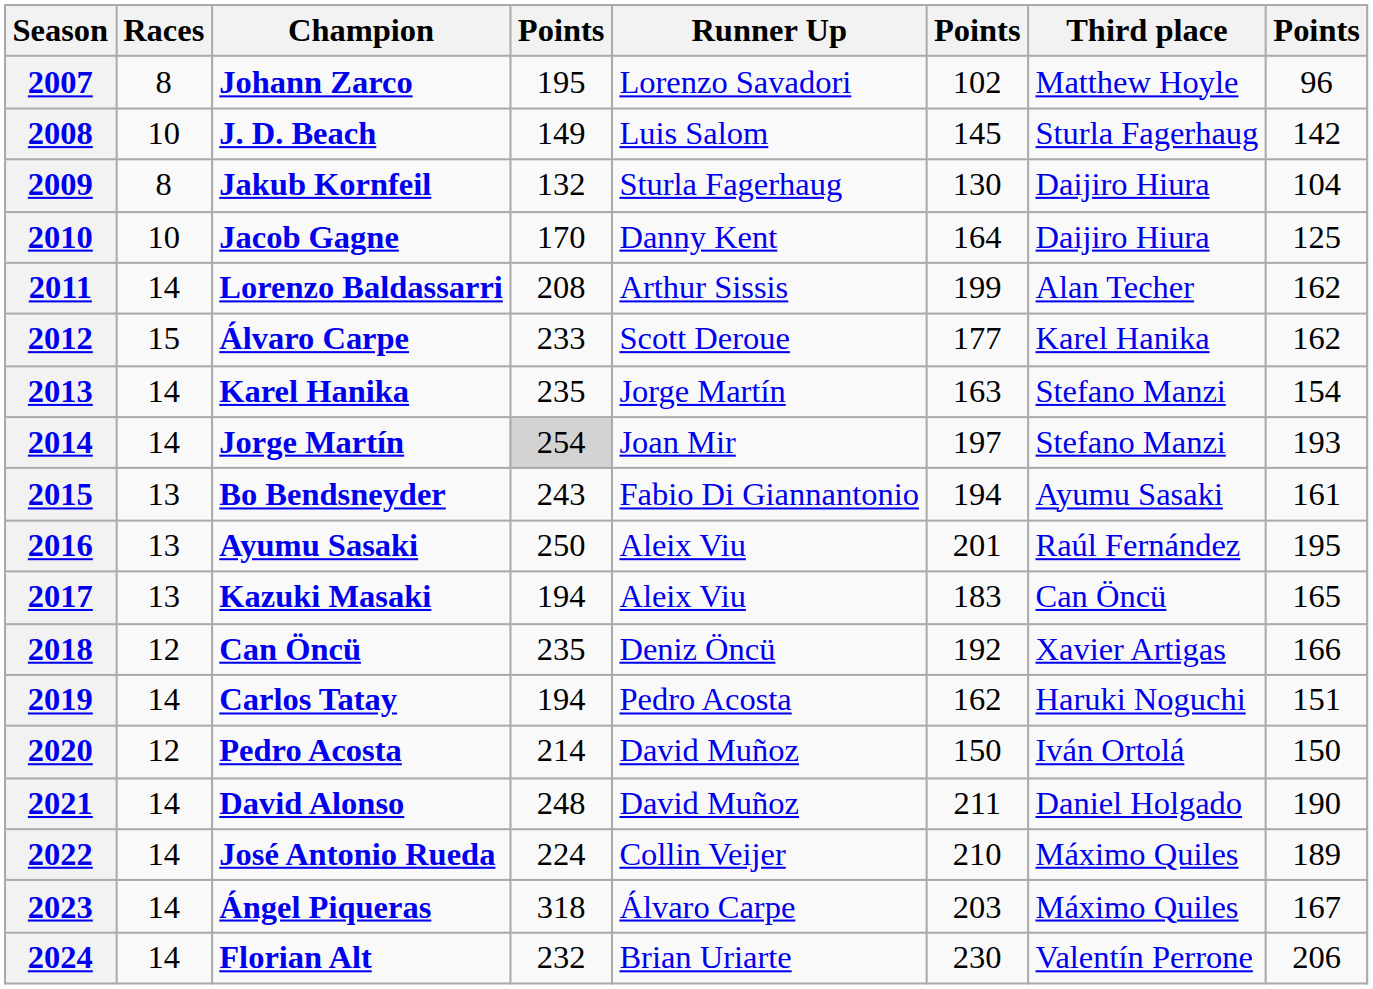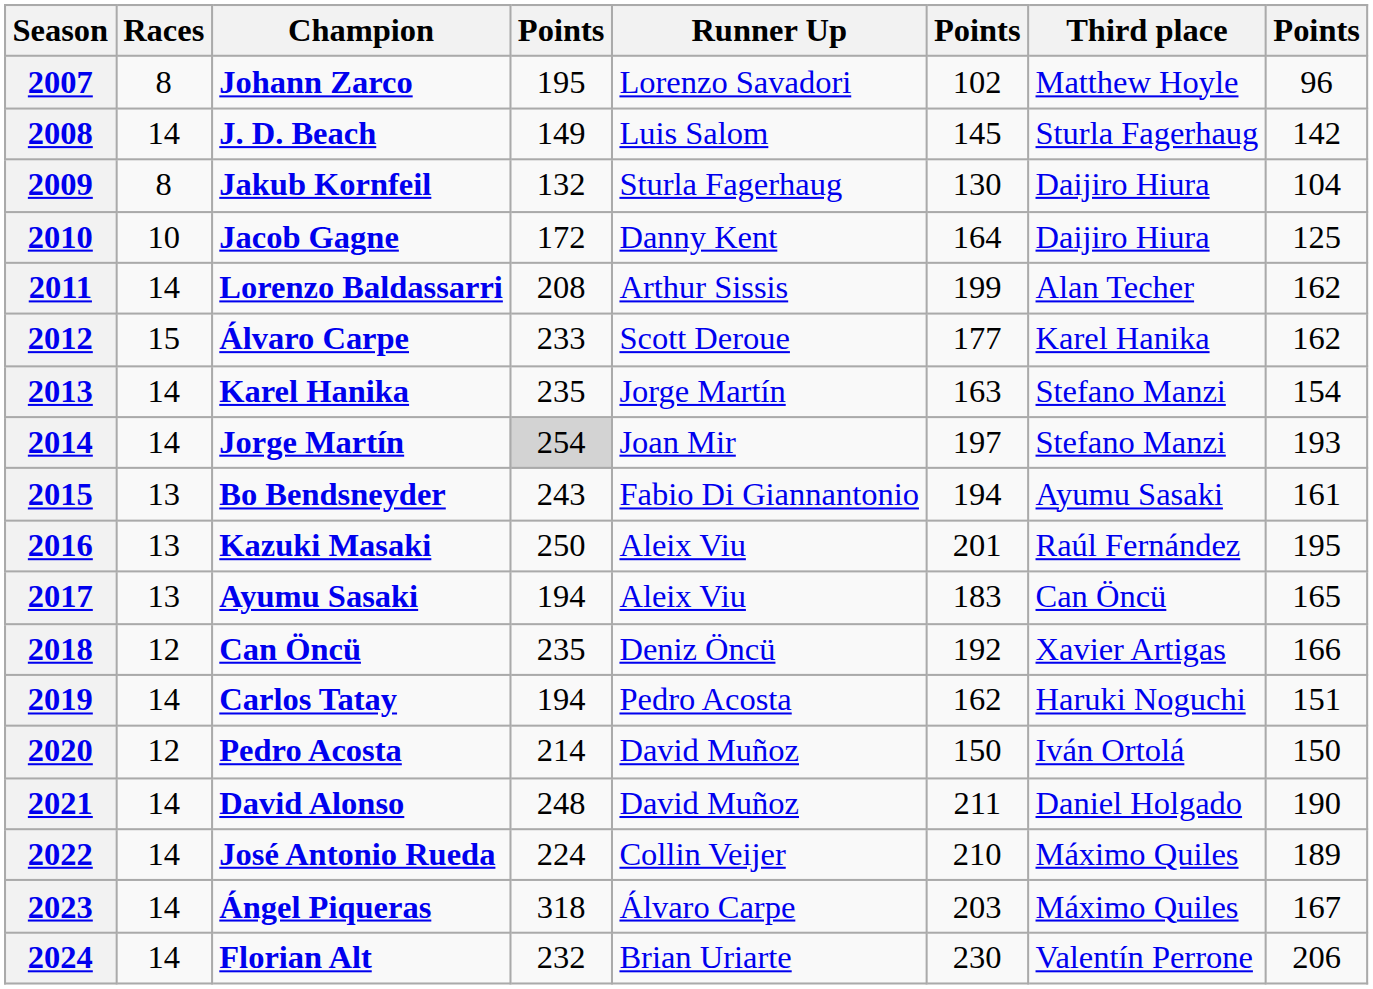(164, 133) 10 -> (164, 133) 14
(561, 236) 170 -> (561, 236) 172
(319, 545) Ayumu Sasaki -> (325, 545) Kazuki Masaki
(325, 596) Kazuki Masaki -> (319, 596) Ayumu Sasaki
